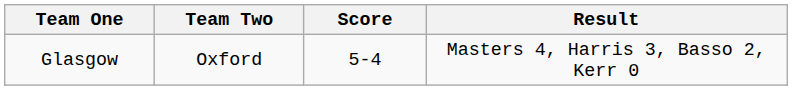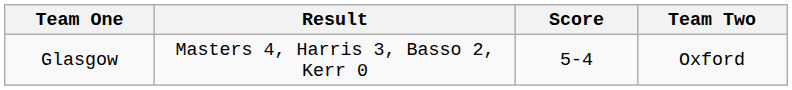columns swapped: (229, 20) <-> (606, 20)
